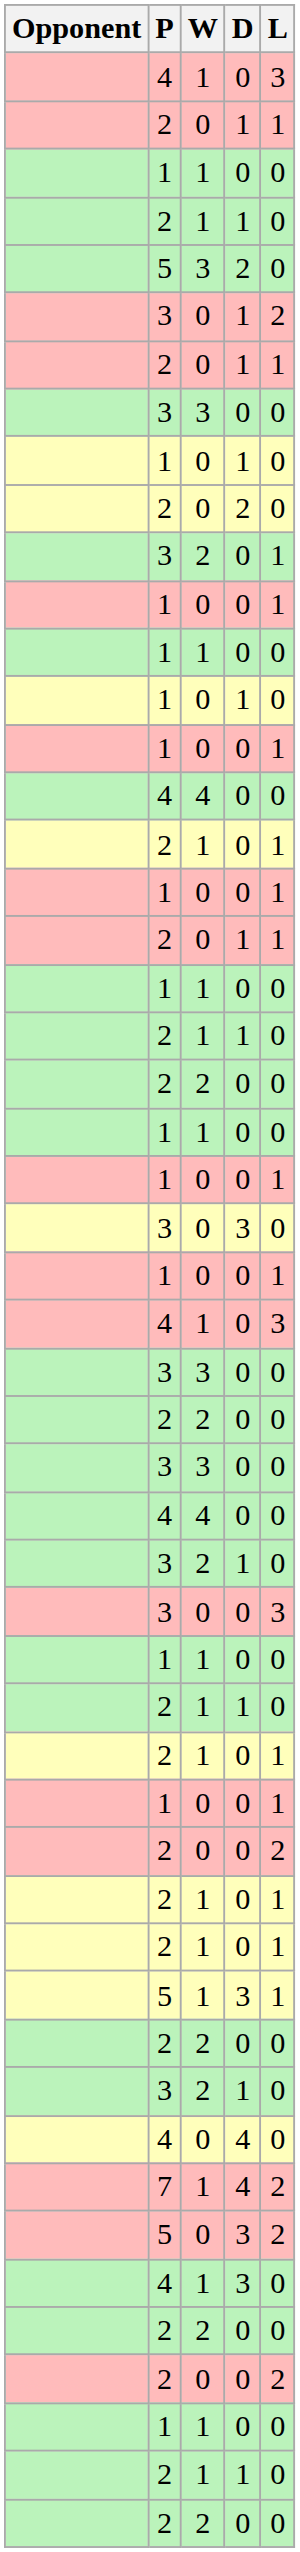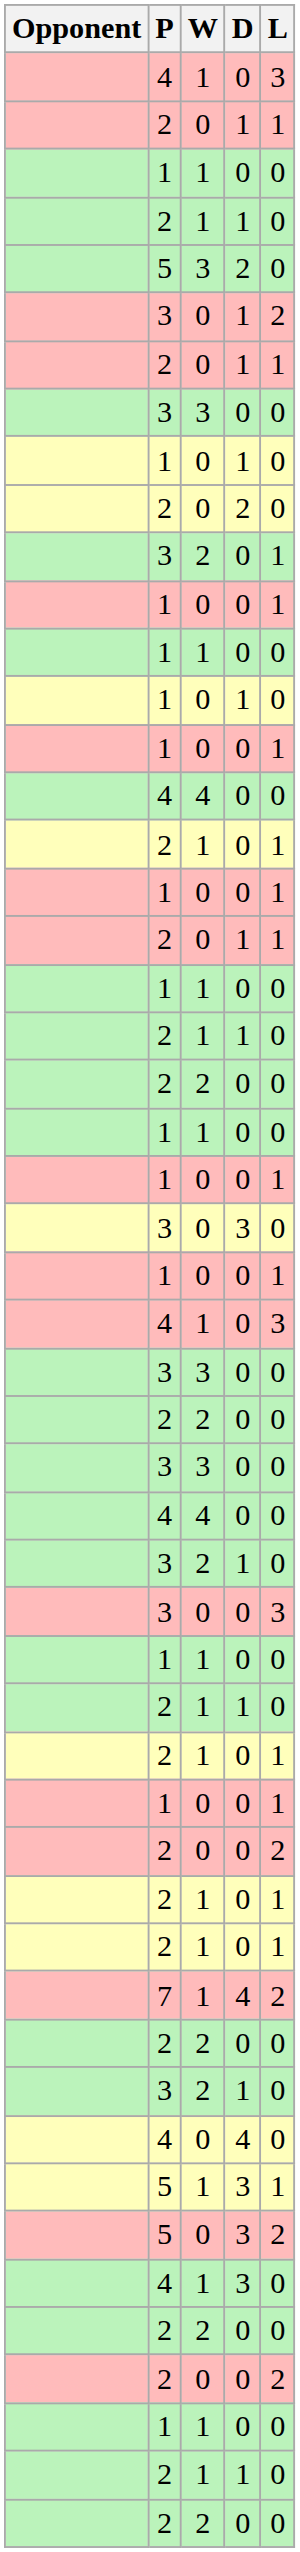rows swapped: (165, 2186) <-> (165, 1994)
